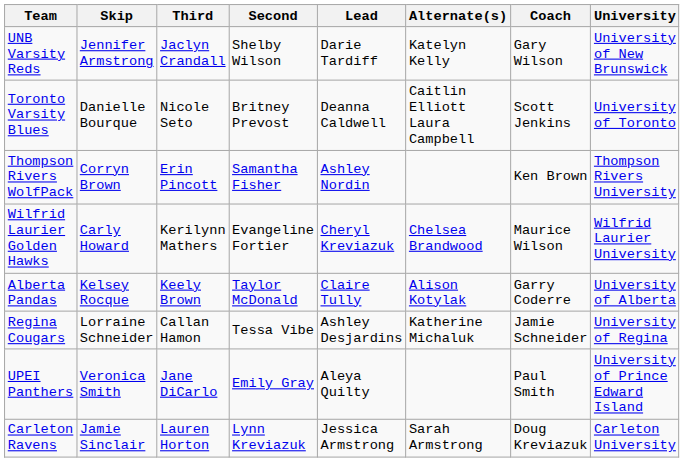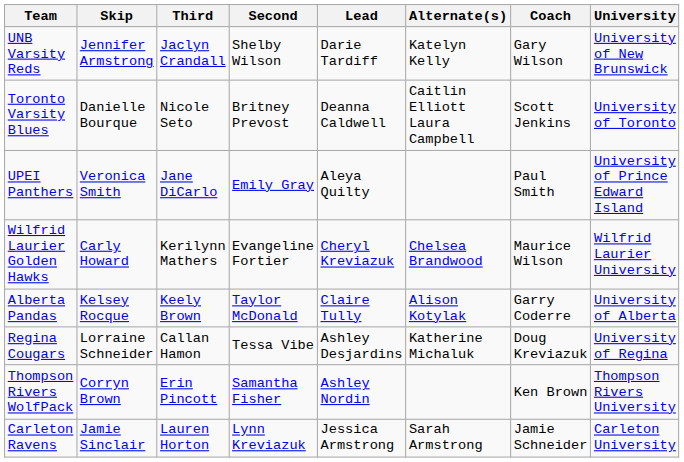rows swapped: (41, 177) <-> (41, 384)
(551, 330) Jamie Schneider -> (551, 346) Doug Kreviazuk
(551, 438) Doug Kreviazuk -> (551, 438) Jamie Schneider
